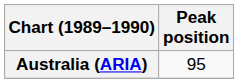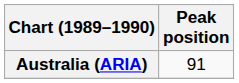(196, 64) 95 -> (196, 64) 91
